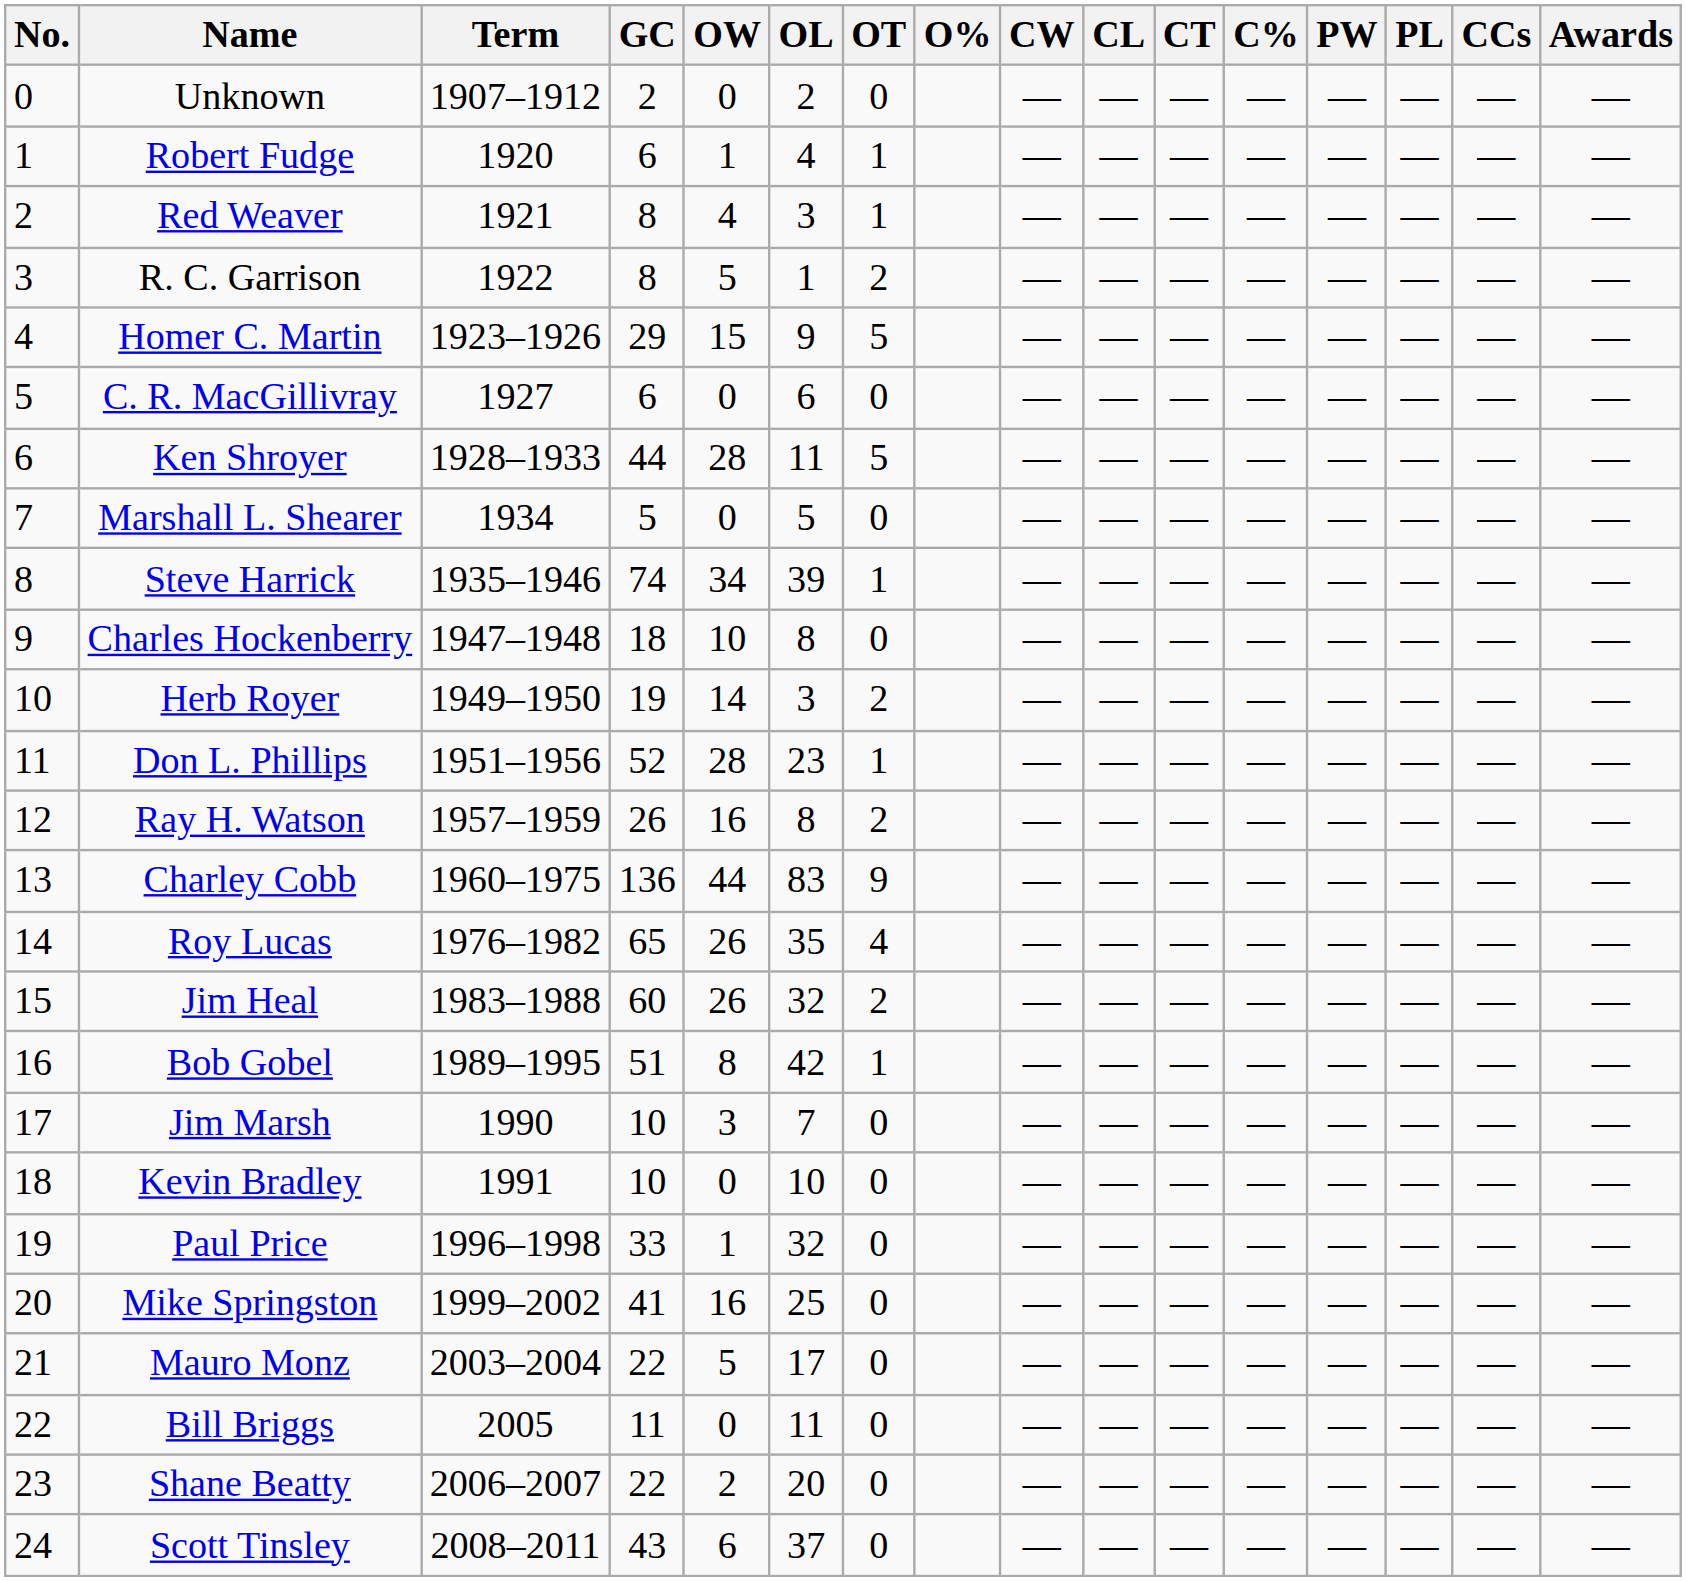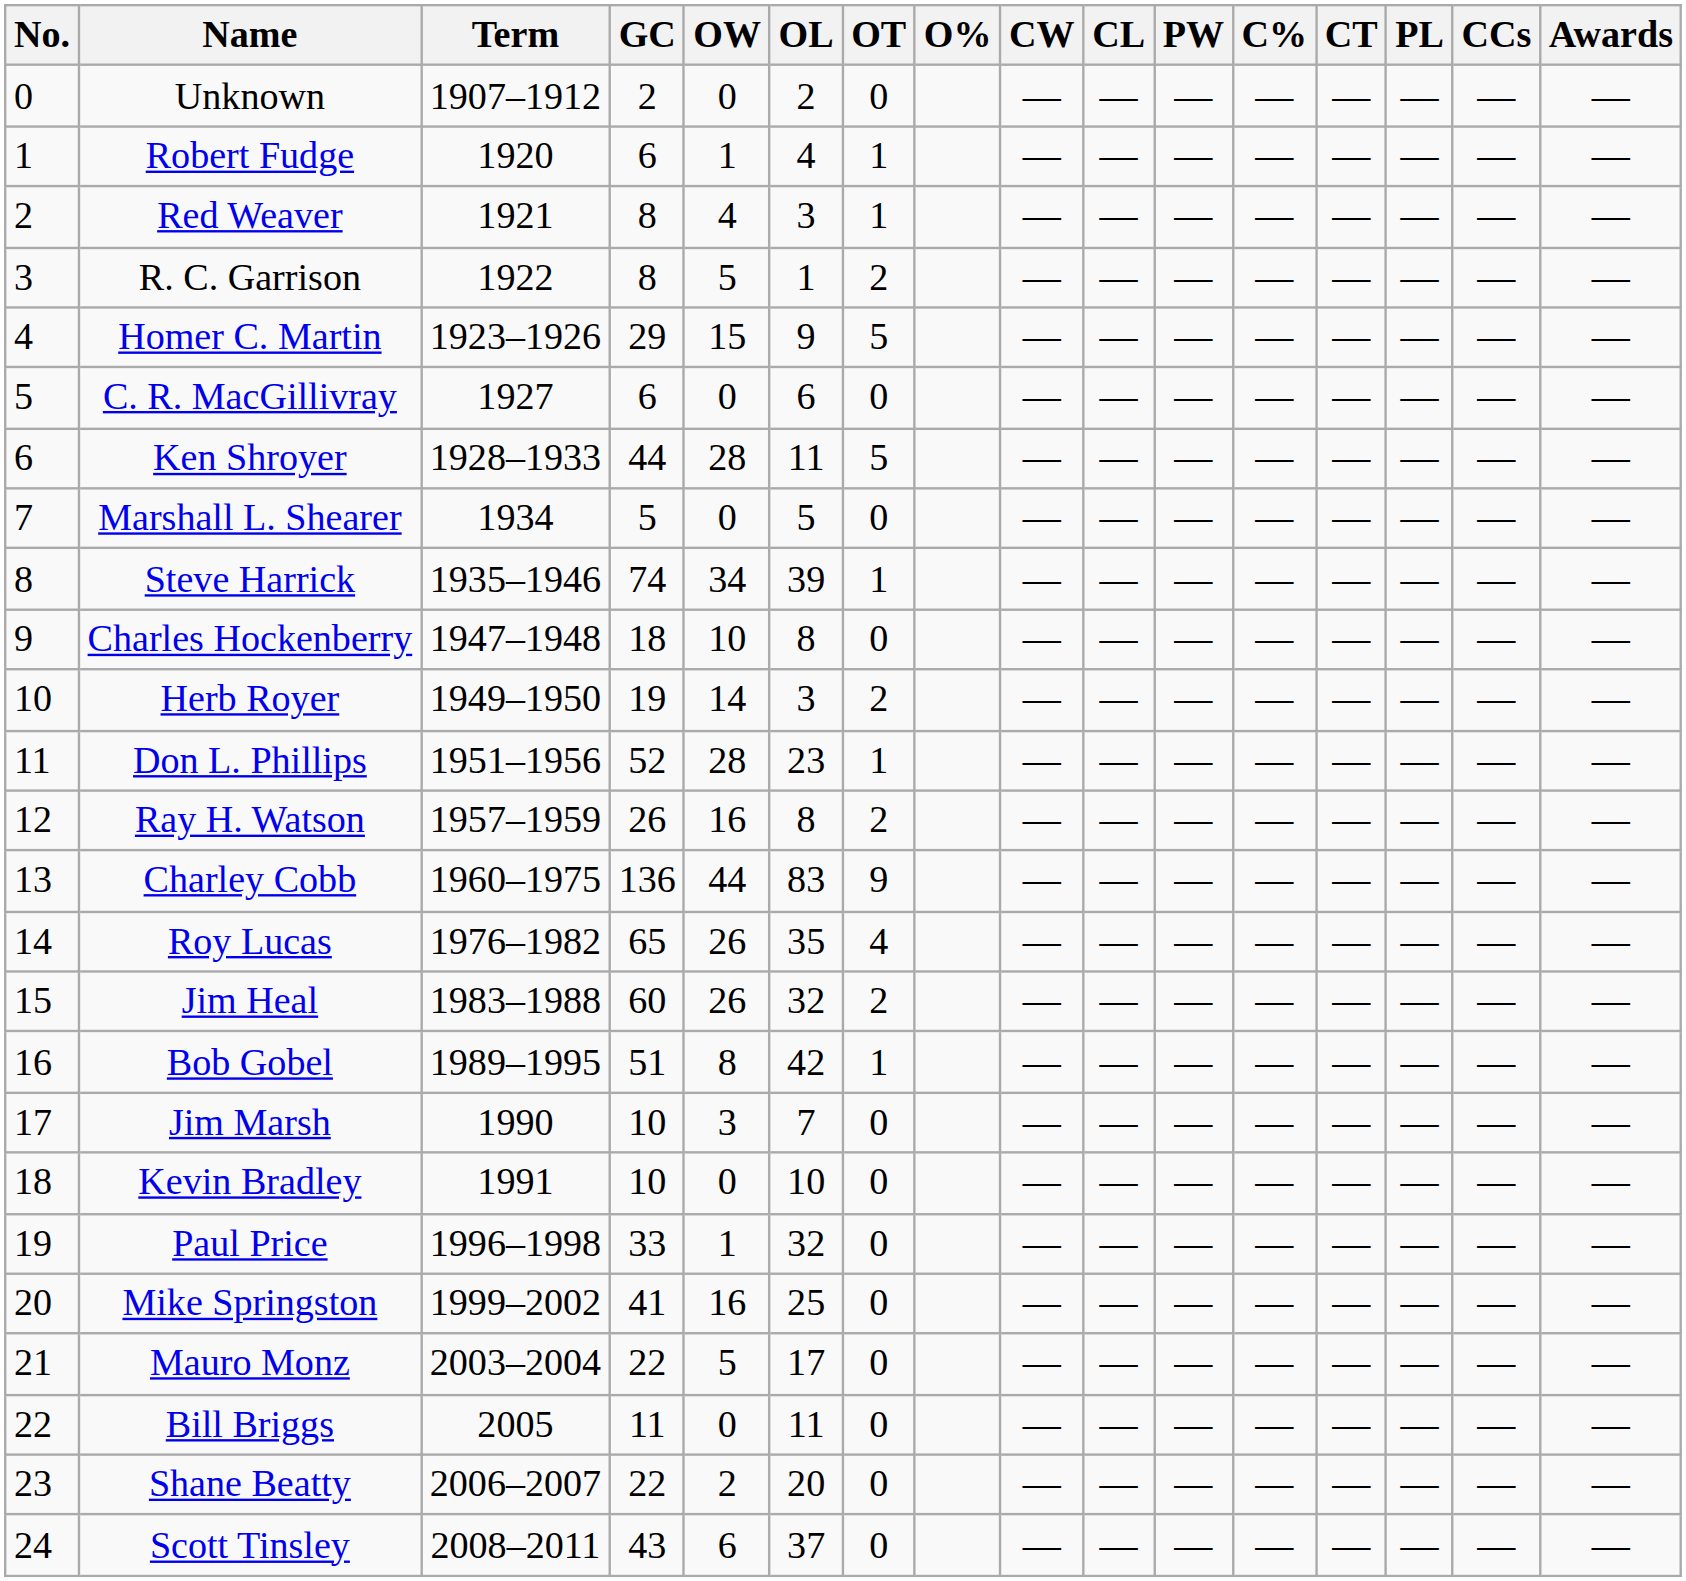columns swapped: (1189, 34) <-> (1347, 34)
